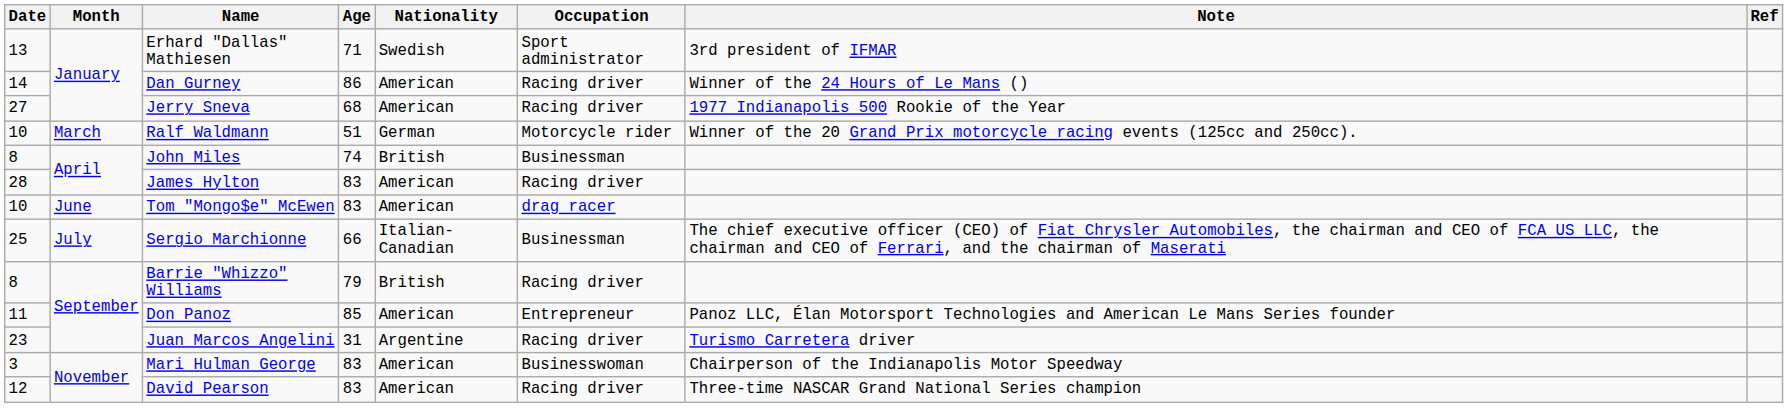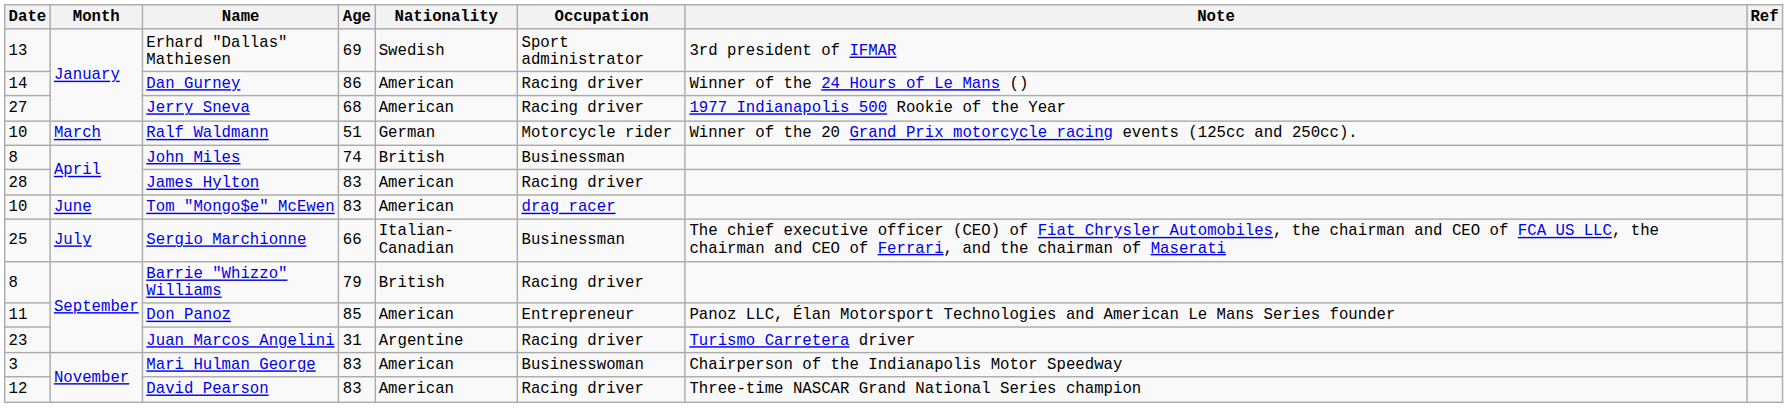(352, 50) 71 -> (352, 50) 69
